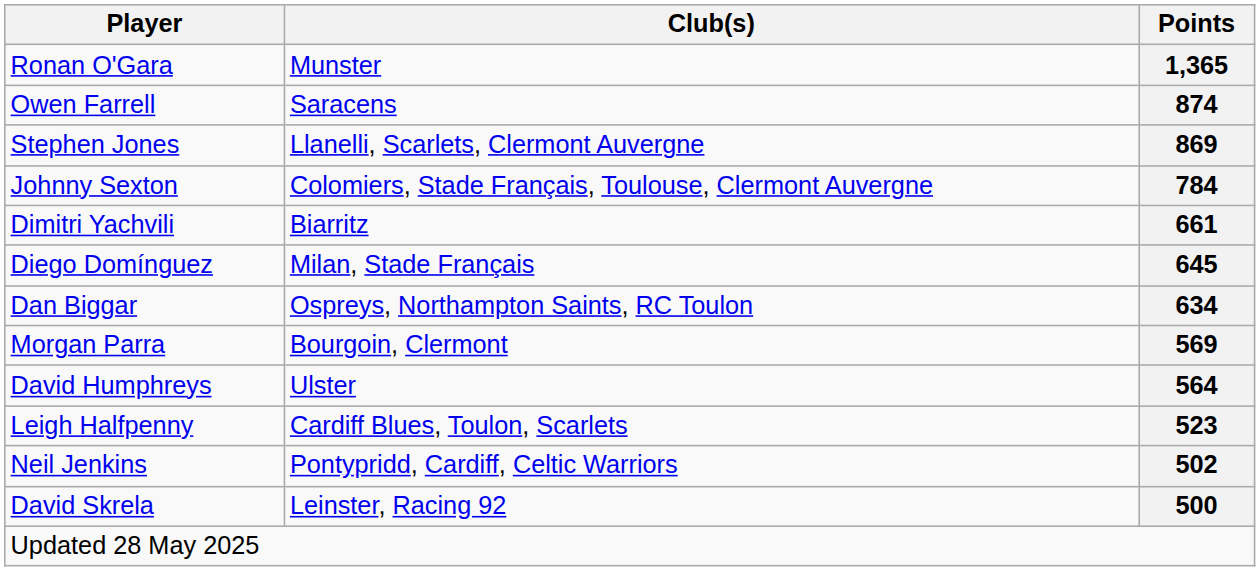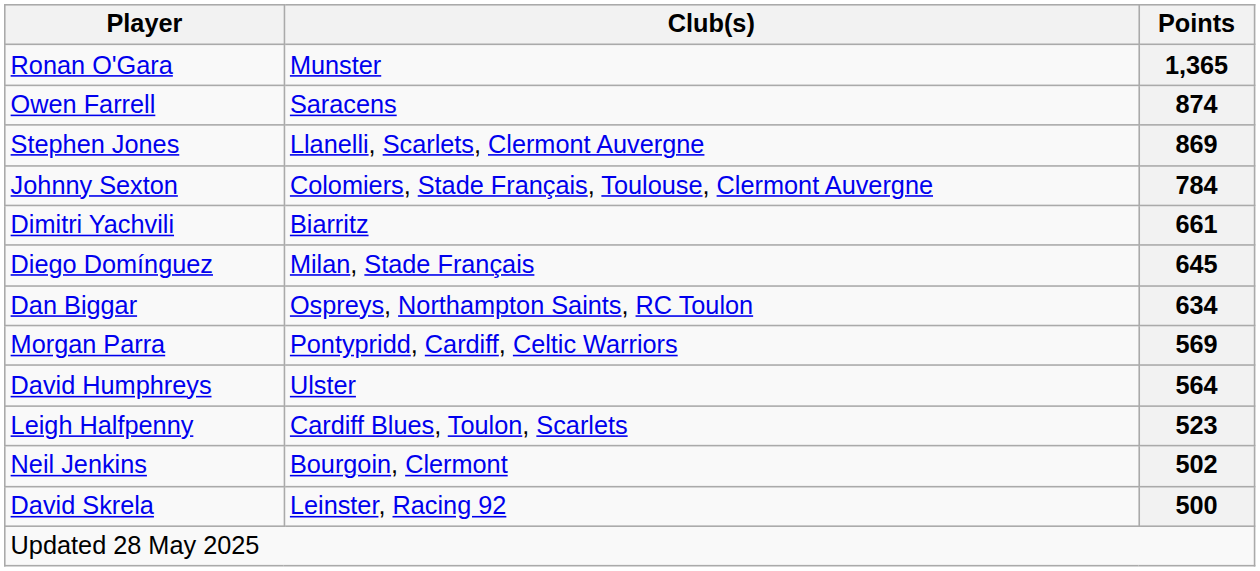(399, 345) Bourgoin, Clermont -> (484, 345) Pontypridd, Cardiff, Celtic Warriors
(484, 465) Pontypridd, Cardiff, Celtic Warriors -> (399, 465) Bourgoin, Clermont
